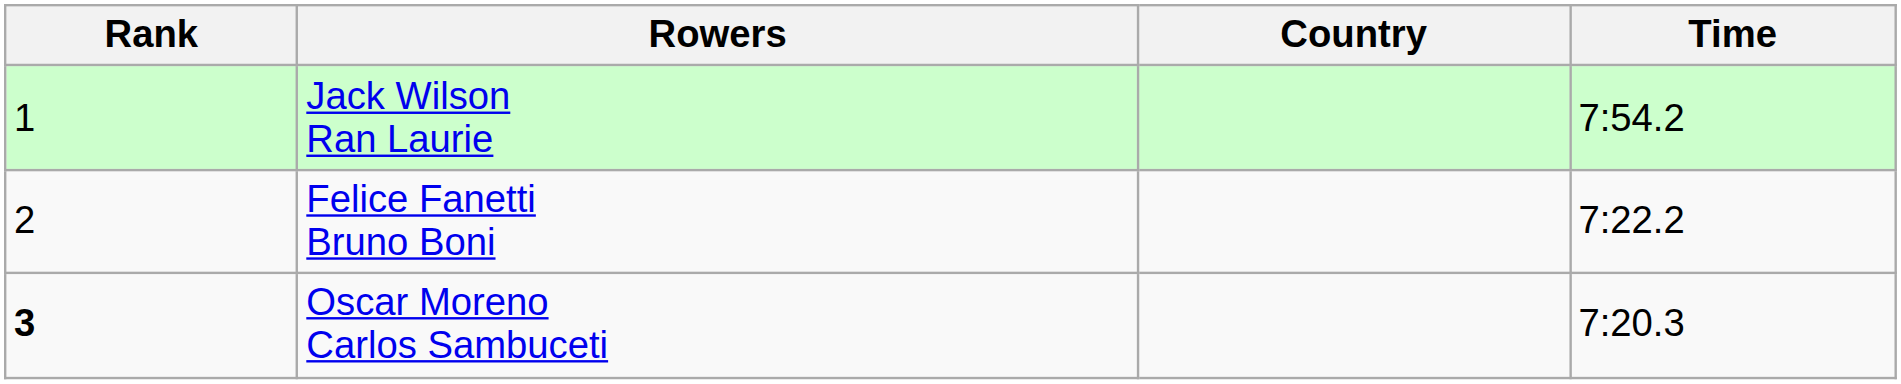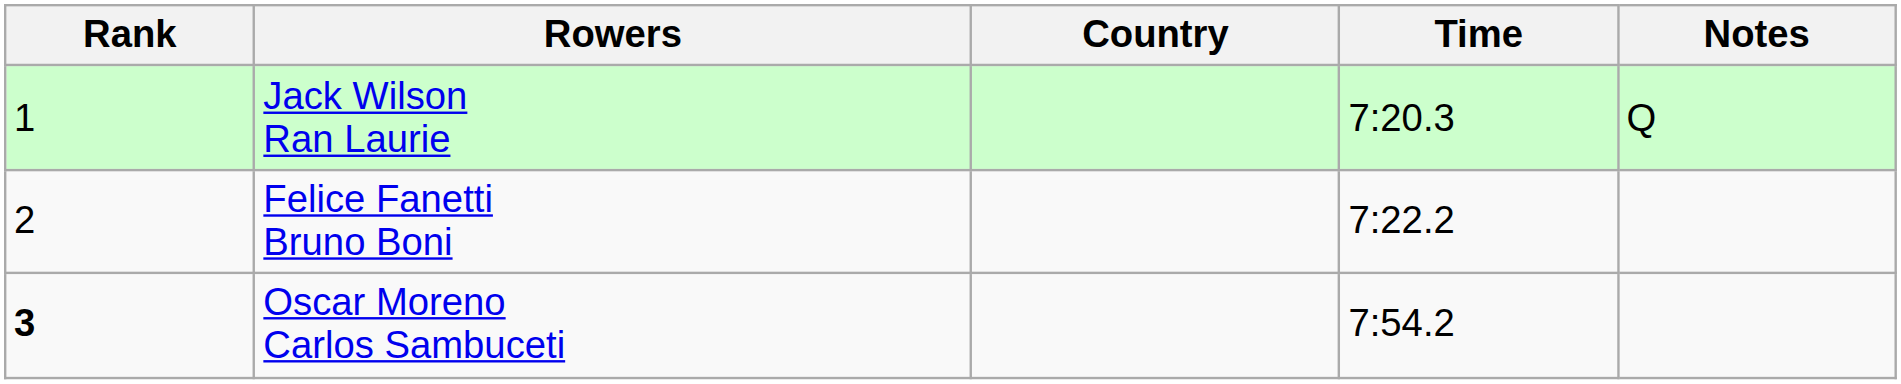+ column: (1757, 34)
(1632, 116) 7:54.2 -> (1402, 116) 7:20.3
(1632, 324) 7:20.3 -> (1402, 324) 7:54.2
